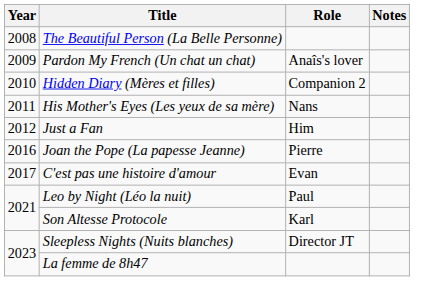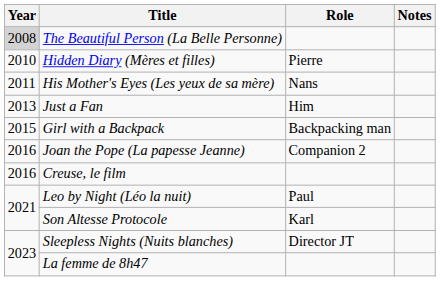(22, 38) no background -> (22, 38) lightgrey background
- row: (149, 60)
(327, 83) Companion 2 -> (306, 60) Pierre
(22, 128) 2012 -> (22, 106) 2013
+ row: (103, 128)
(306, 151) Pierre -> (327, 151) Companion 2
+ row: (84, 173)
- row: (129, 173)
